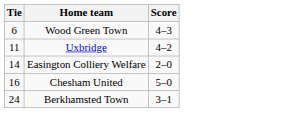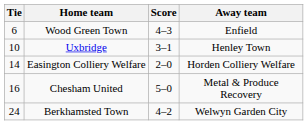+ column: (241, 13)
(14, 47) 11 -> (14, 47) 10
(164, 47) 4–2 -> (164, 47) 3–1
(164, 99) 3–1 -> (164, 111) 4–2
